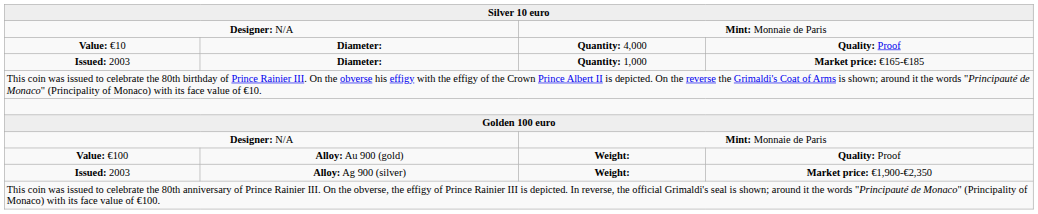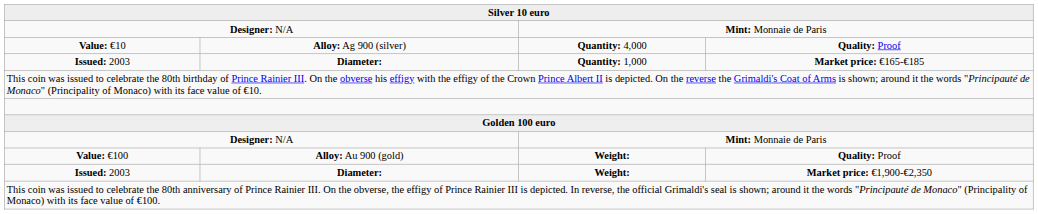(360, 45) Diameter: -> (360, 45) Alloy: Ag 900 (silver)
(360, 172) Alloy: Ag 900 (silver) -> (360, 172) Diameter:
